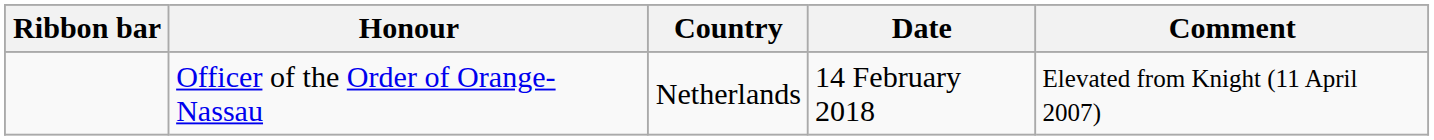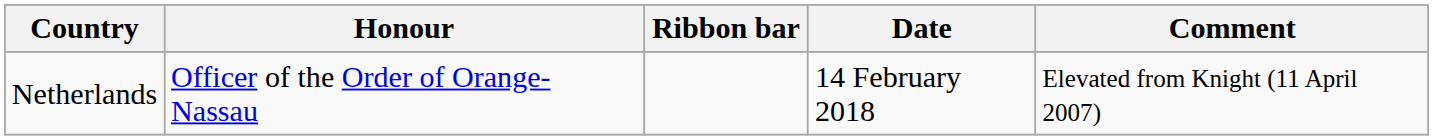columns swapped: (87, 28) <-> (728, 28)
